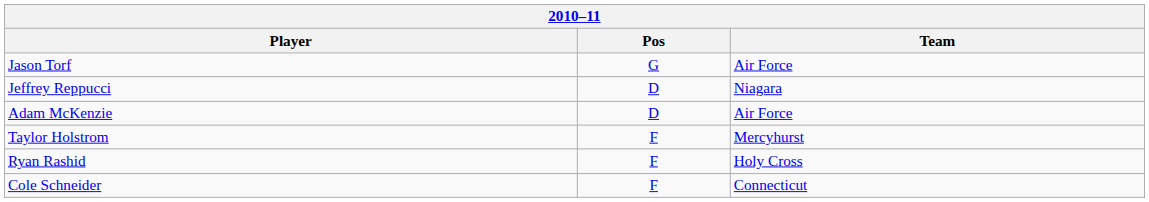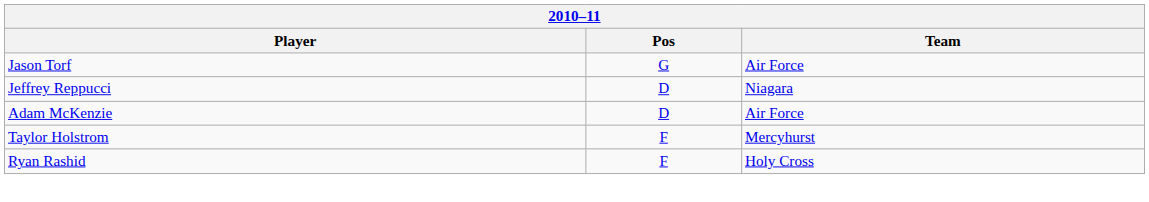- row: (55, 185)
